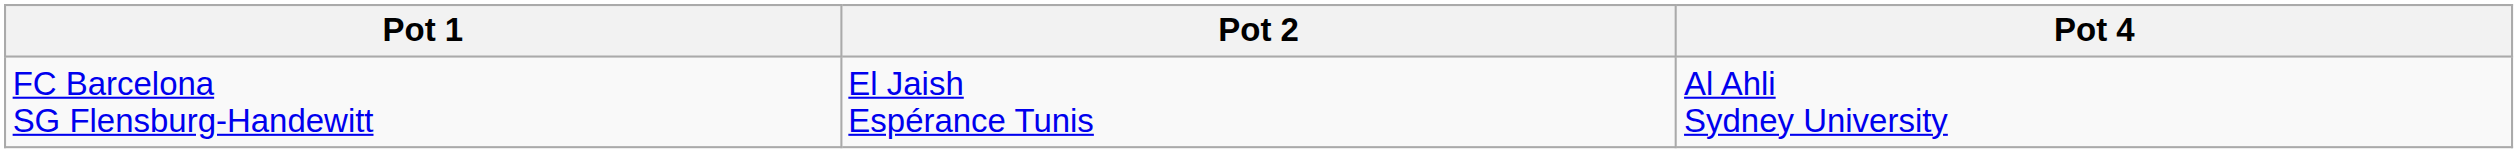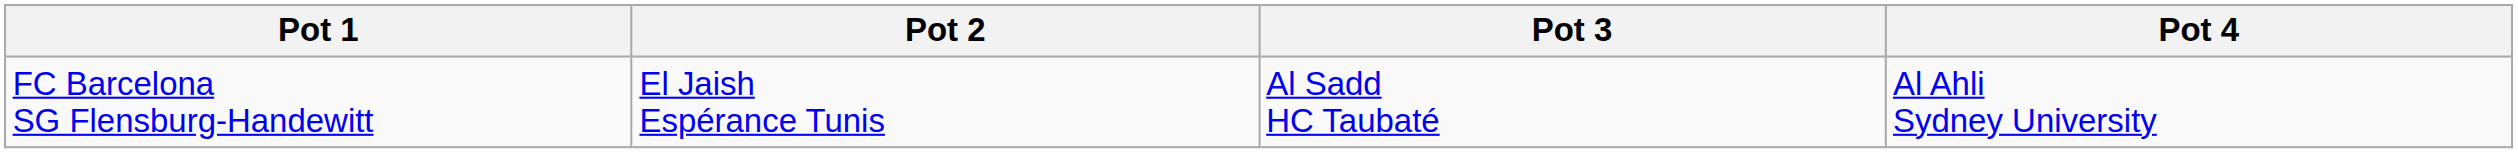+ column: (1572, 30)
